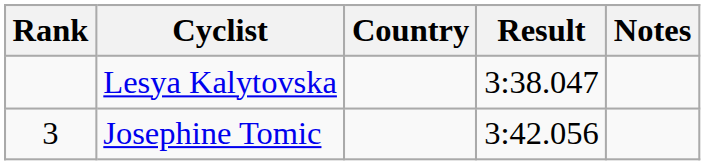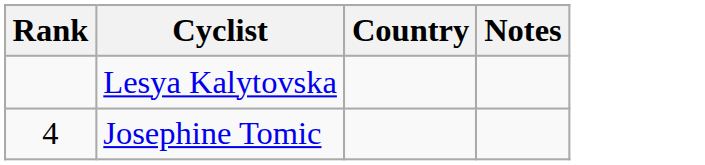- column: (541, 30)
(50, 133) 3 -> (50, 133) 4
